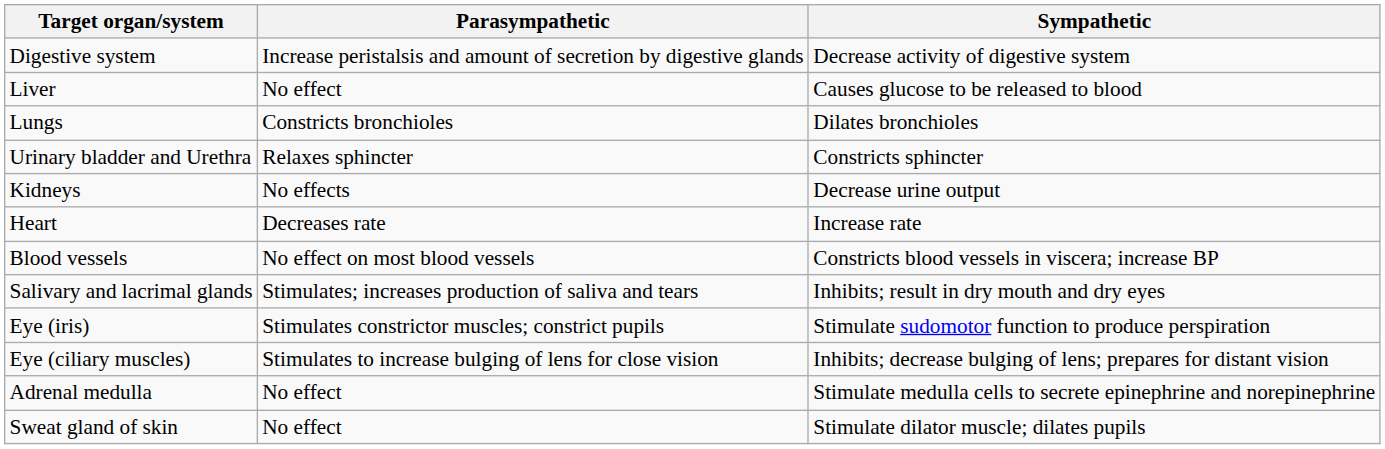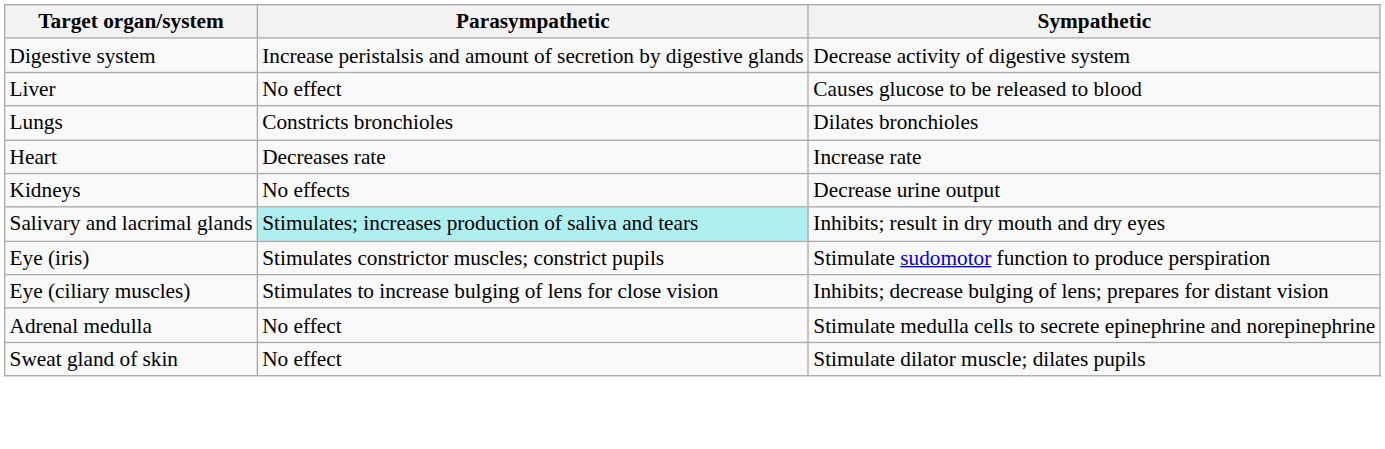- row: (130, 156)
rows swapped: (45, 190) <-> (33, 223)
- row: (68, 257)
(480, 291) no background -> (480, 223) paleturquoise background
